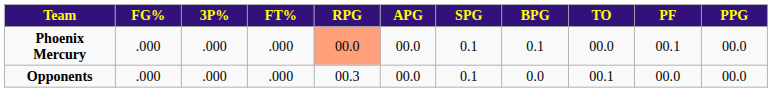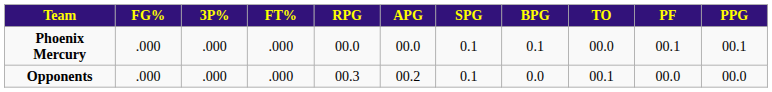(347, 45) lightsalmon background -> (347, 45) no background
(734, 45) 00.0 -> (734, 45) 00.1
(408, 76) 00.0 -> (408, 76) 00.2
